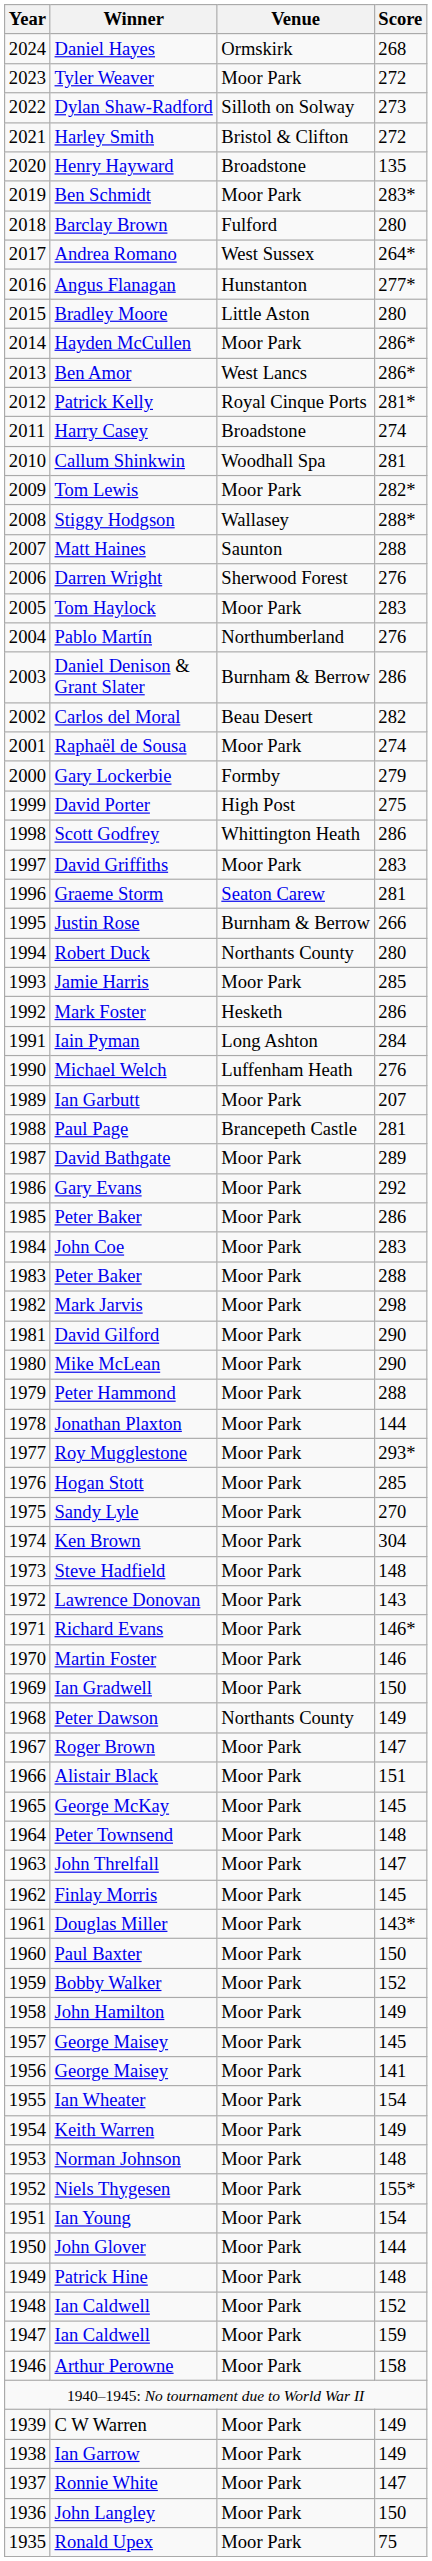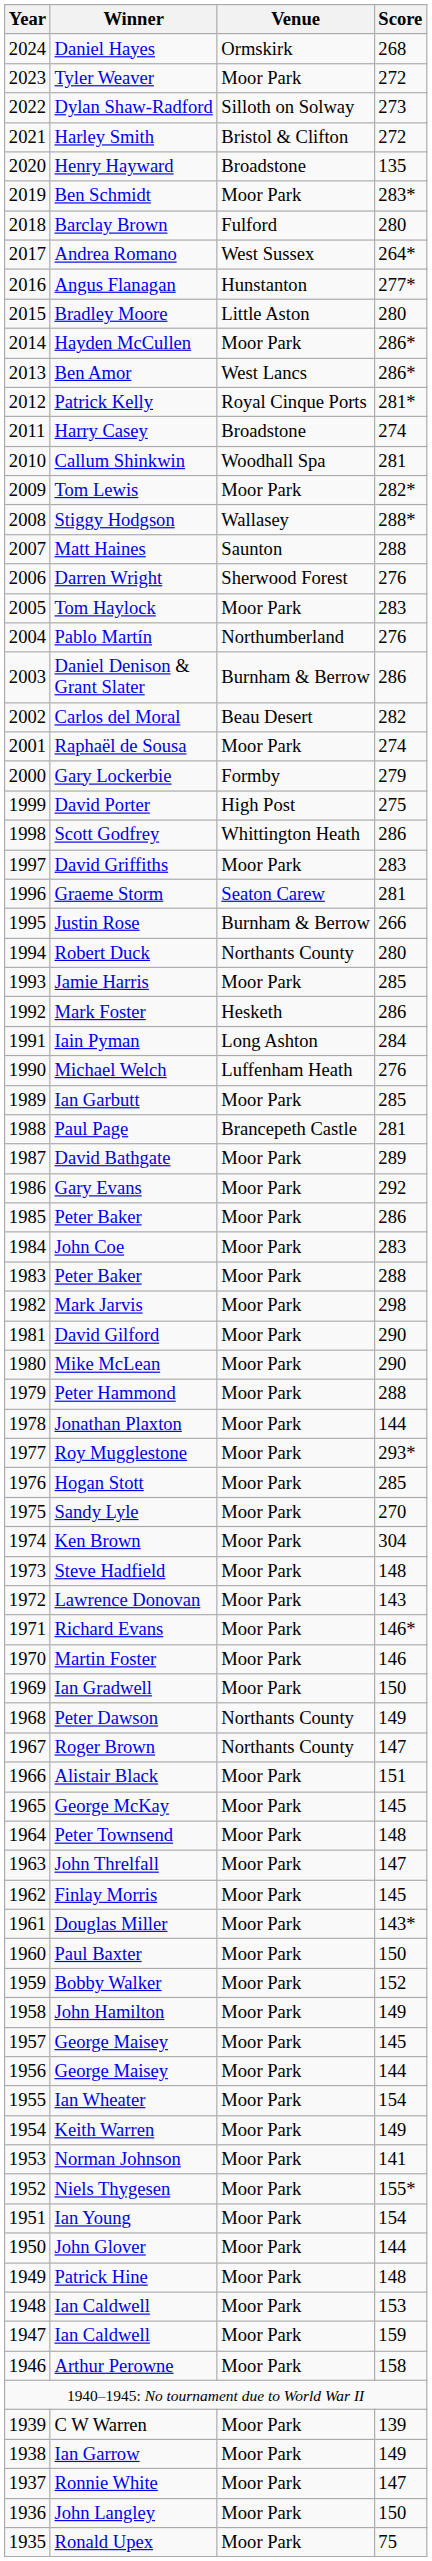(392, 1099) 207 -> (392, 1099) 285
(261, 1747) Moor Park -> (288, 1747) Northants County
(392, 2071) 141 -> (392, 2071) 144
(392, 2159) 148 -> (392, 2159) 141
(392, 2306) 152 -> (392, 2306) 153
(392, 2424) 149 -> (392, 2424) 139
